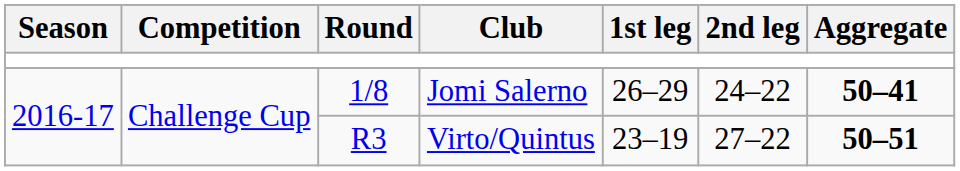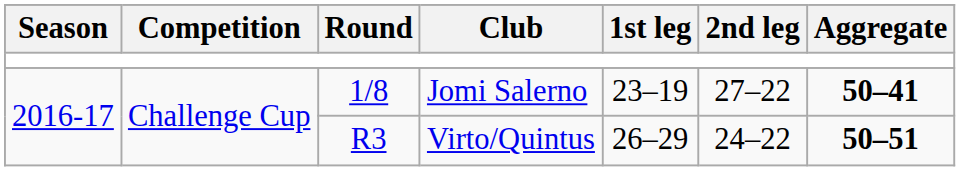(650, 91) 26–29 -> (650, 91) 23–19
(753, 91) 24–22 -> (753, 91) 27–22
(650, 139) 23–19 -> (650, 139) 26–29
(753, 139) 27–22 -> (753, 139) 24–22
